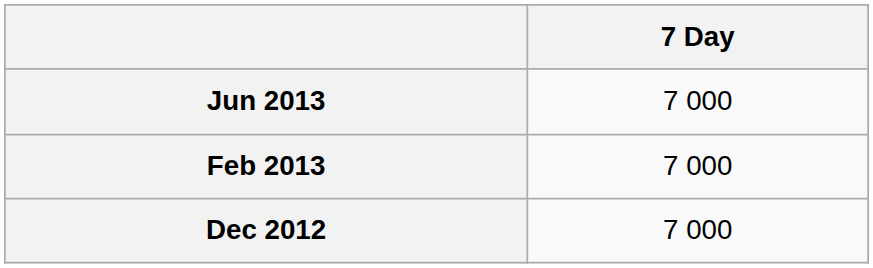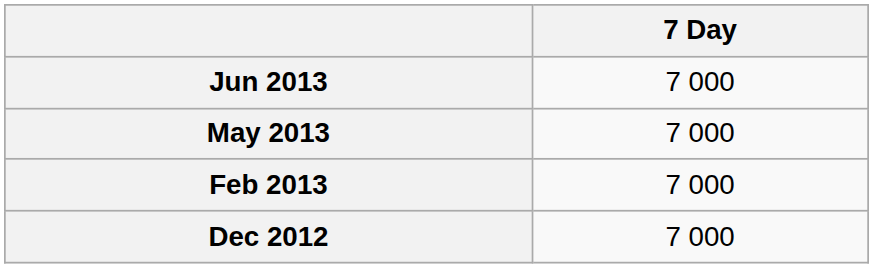+ row: (268, 133)
